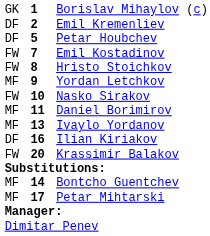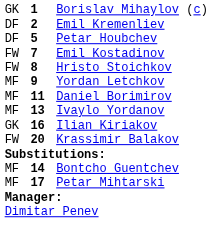- row: (103, 97)
(12, 140) DF -> (12, 126) GK
